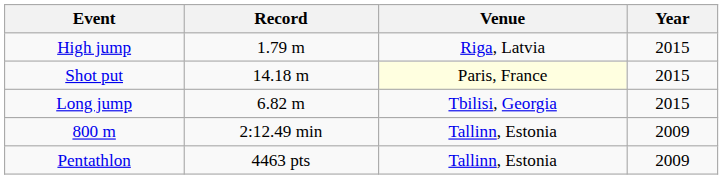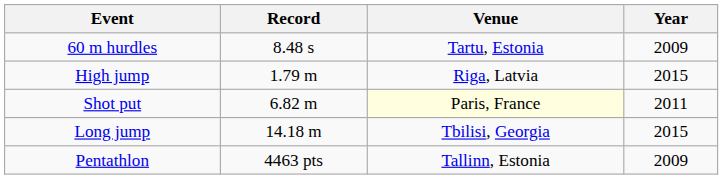+ row: (112, 47)
(281, 75) 14.18 m -> (294, 103) 6.82 m
(672, 75) 2015 -> (671, 103) 2011
(281, 103) 6.82 m -> (294, 132) 14.18 m
- row: (94, 132)
